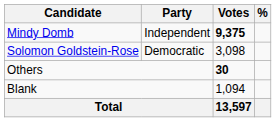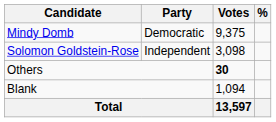(177, 32) Independent -> (174, 32) Democratic
(230, 32) bold -> (230, 32) normal
(174, 51) Democratic -> (177, 51) Independent
